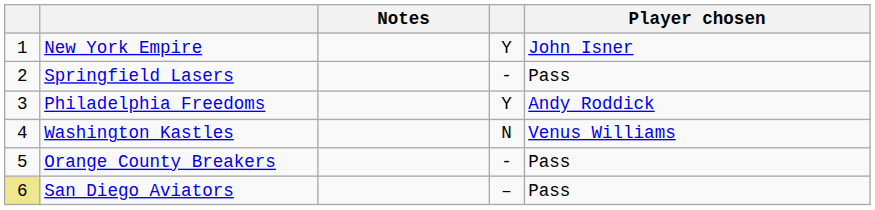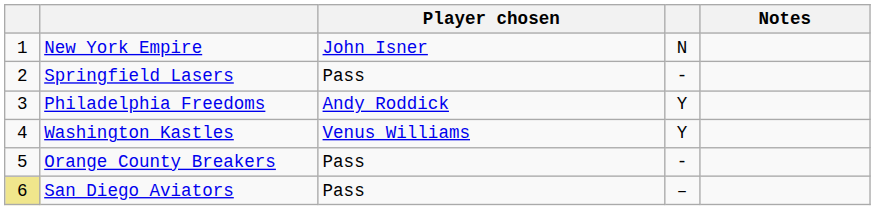columns swapped: (697, 19) <-> (404, 19)
(506, 48) Y -> (682, 48) N
(506, 133) N -> (682, 133) Y
